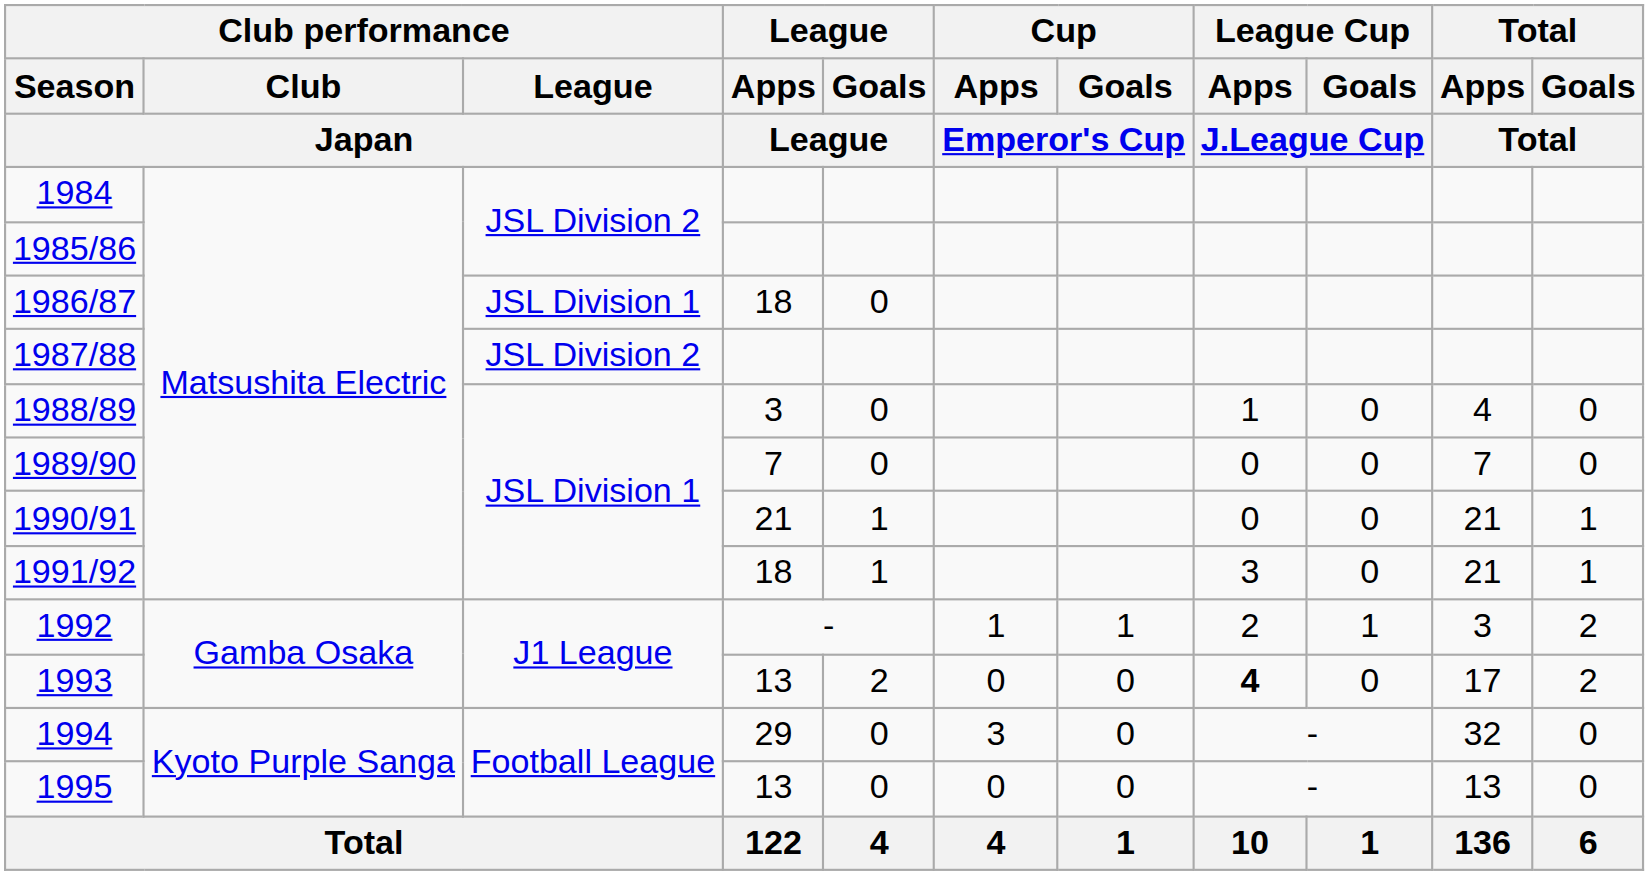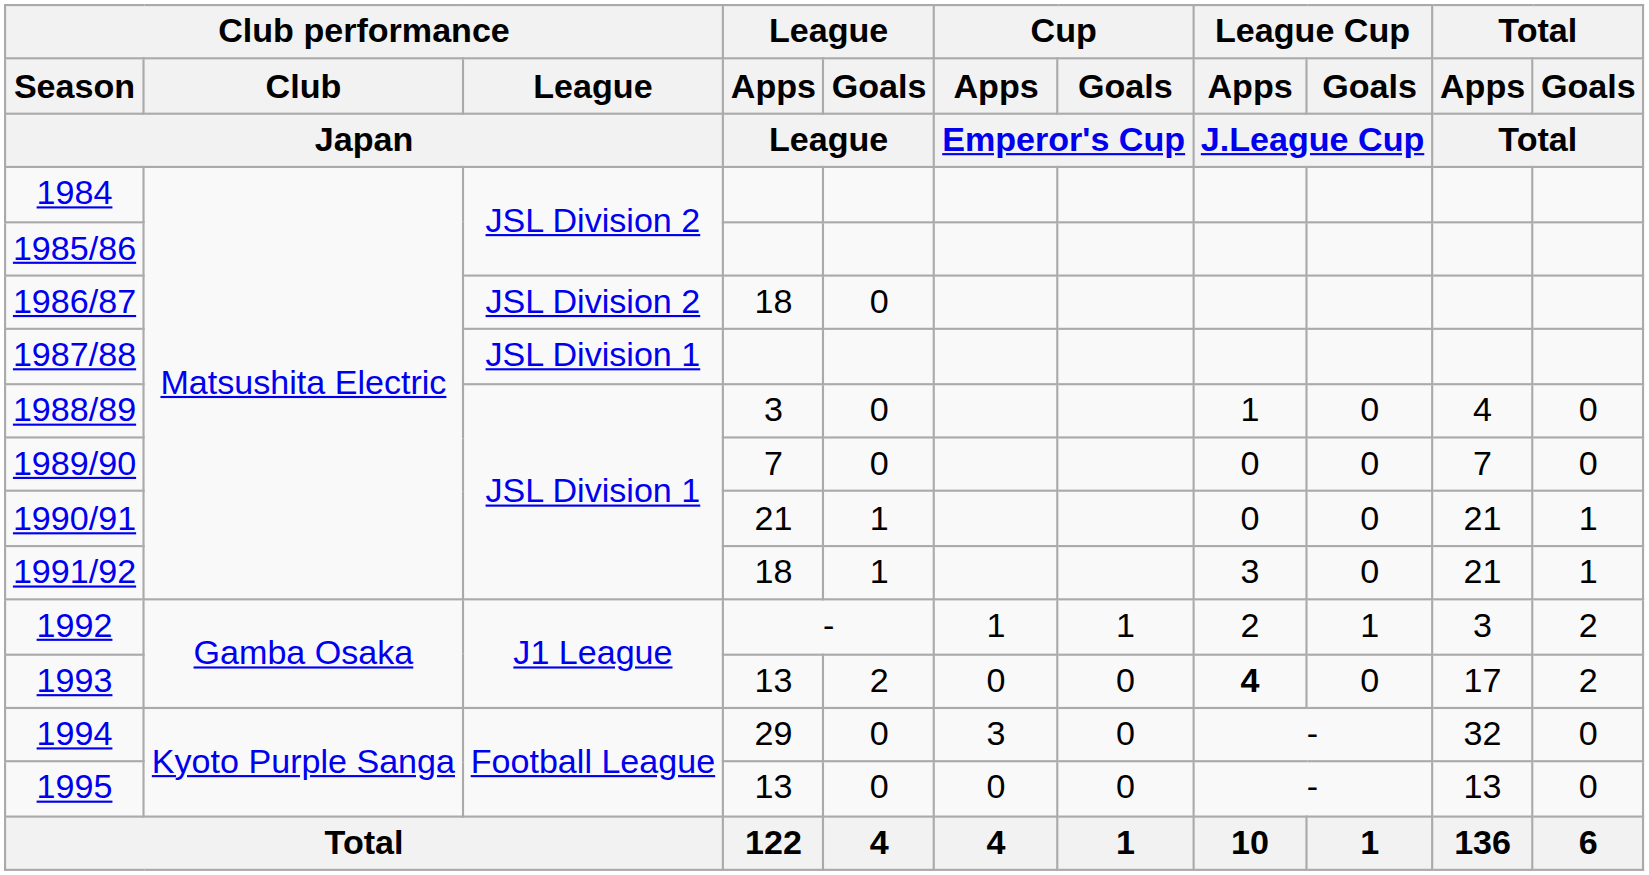(593, 301) JSL Division 1 -> (593, 301) JSL Division 2
(593, 355) JSL Division 2 -> (593, 355) JSL Division 1
